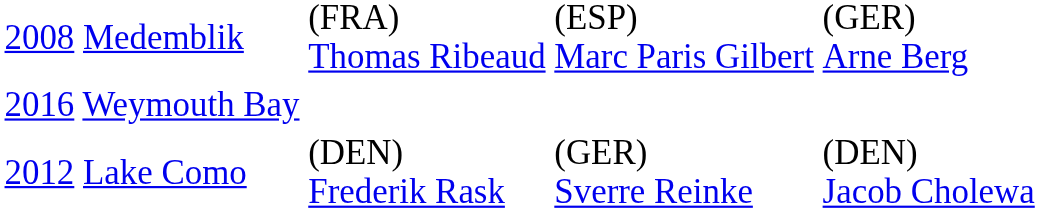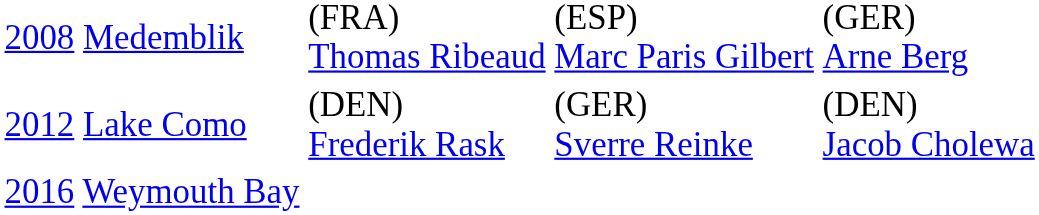rows swapped: (126, 172) <-> (152, 104)
